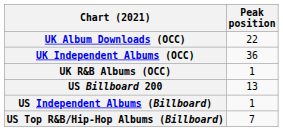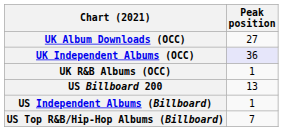(252, 39) 22 -> (252, 39) 27
(252, 55) no background -> (252, 55) lavender background
